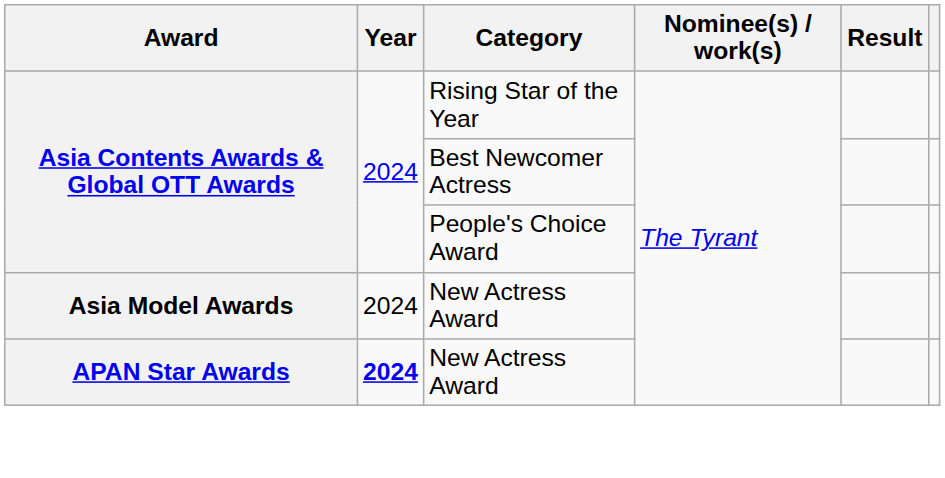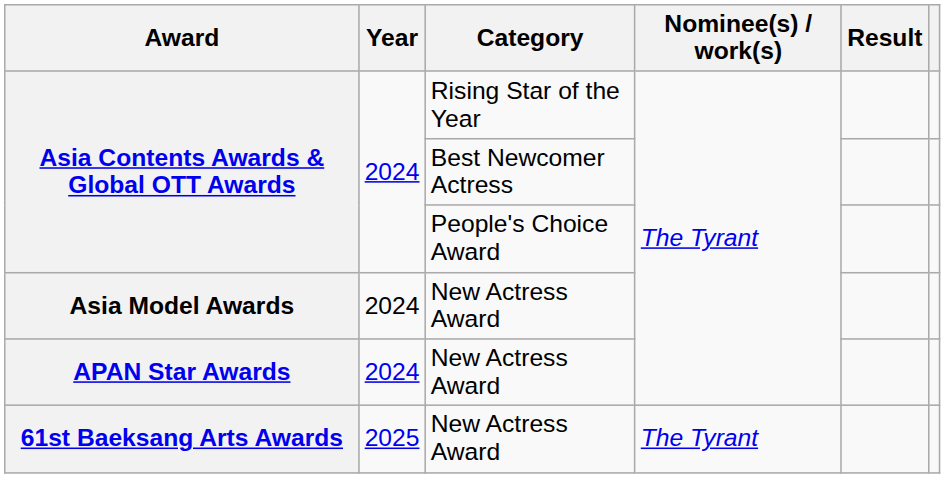(390, 371) bold -> (392, 371) normal
+ row: (182, 438)
